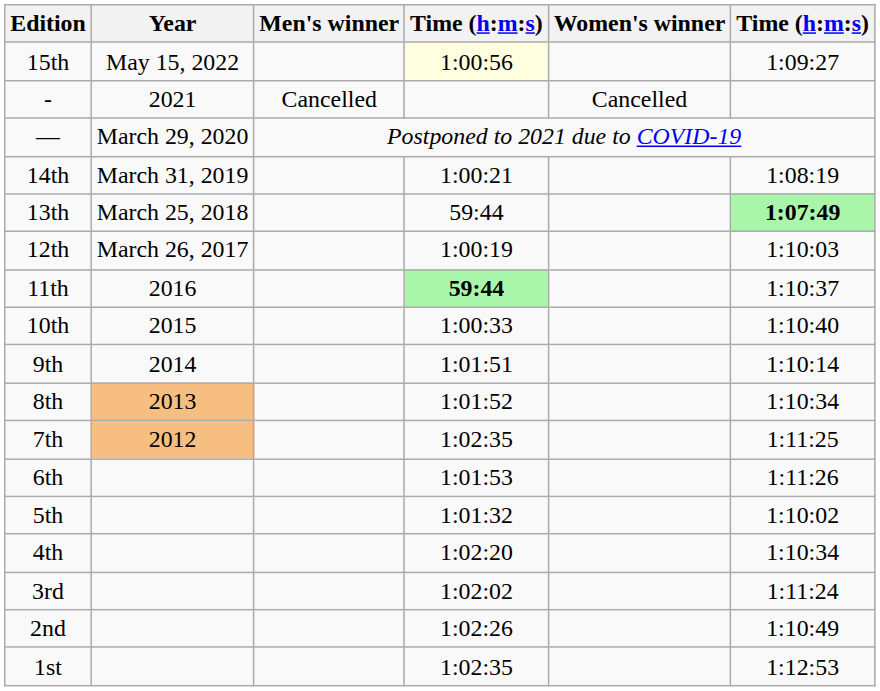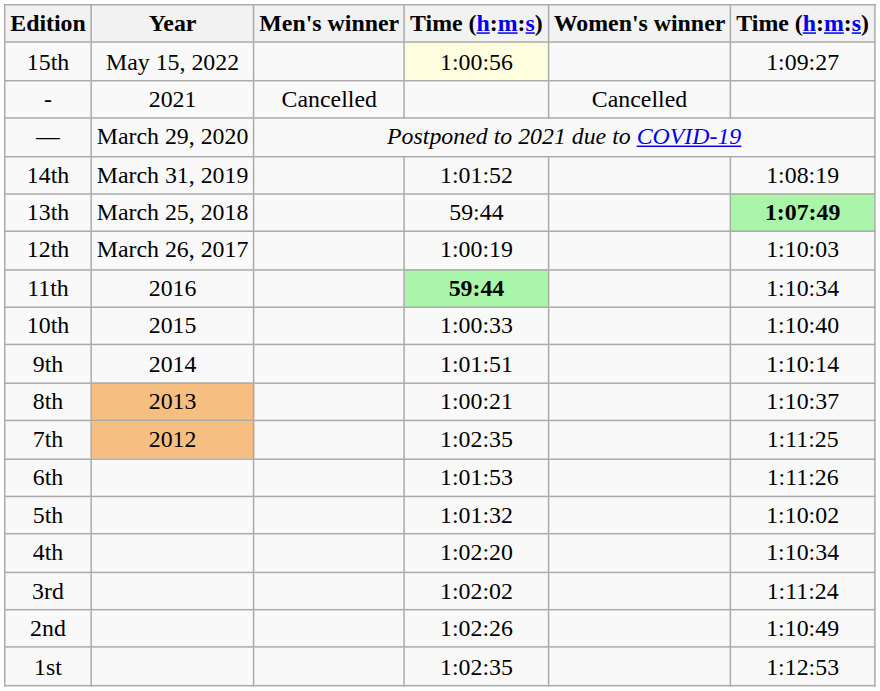(476, 174) 1:00:21 -> (476, 174) 1:01:52
(803, 288) 1:10:37 -> (803, 288) 1:10:34
(476, 401) 1:01:52 -> (476, 401) 1:00:21
(803, 401) 1:10:34 -> (803, 401) 1:10:37
